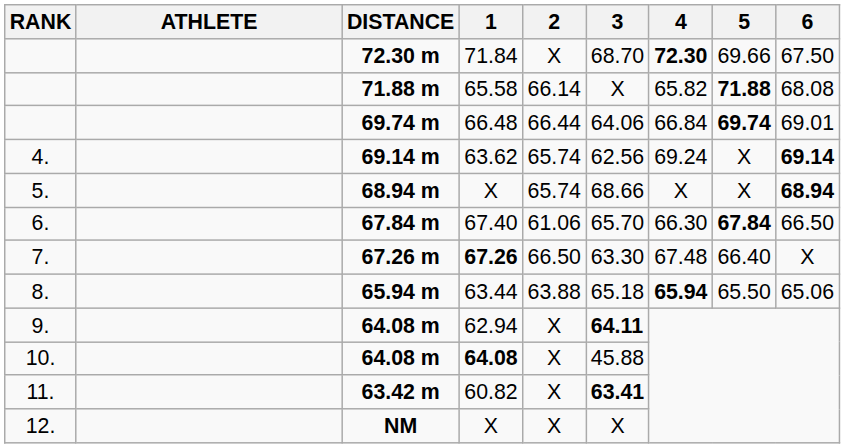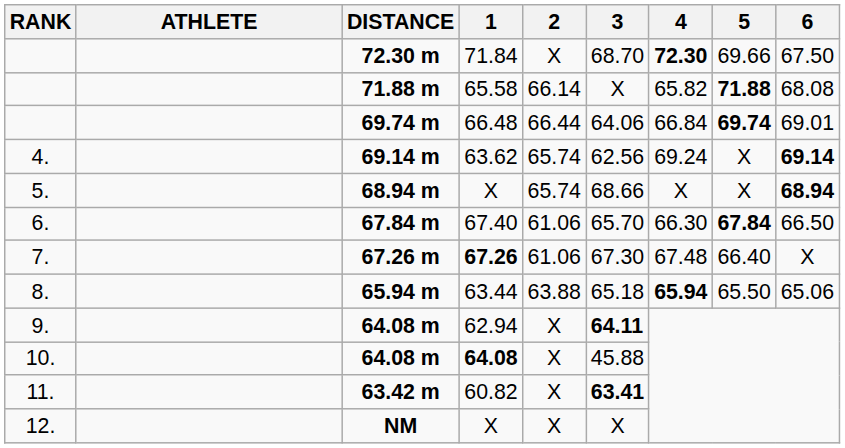(554, 258) 66.50 -> (554, 258) 61.06
(618, 258) 63.30 -> (618, 258) 67.30
